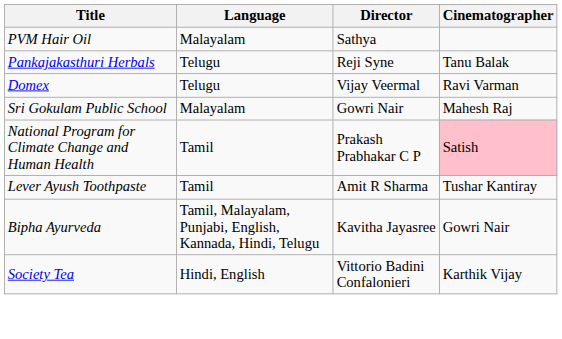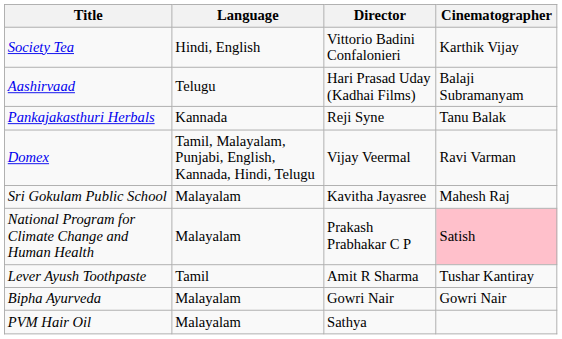rows swapped: (41, 274) <-> (49, 39)
+ row: (41, 86)
(200, 62) Telugu -> (201, 118) Kannada
(200, 85) Telugu -> (245, 157) Tamil, Malayalam, Punjabi, English, Kannada, Hindi, Telugu
(370, 108) Gowri Nair -> (377, 197) Kavitha Jayasree
(197, 147) Tamil -> (208, 236) Malayalam
(249, 226) Tamil, Malayalam, Punjabi, English, Kannada, Hindi, Telugu -> (208, 299) Malayalam
(386, 226) Kavitha Jayasree -> (360, 299) Gowri Nair
